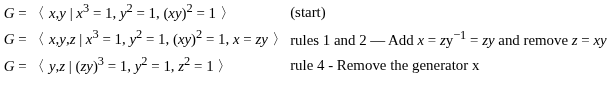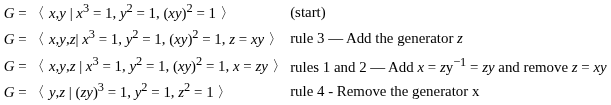+ row: (143, 37)
